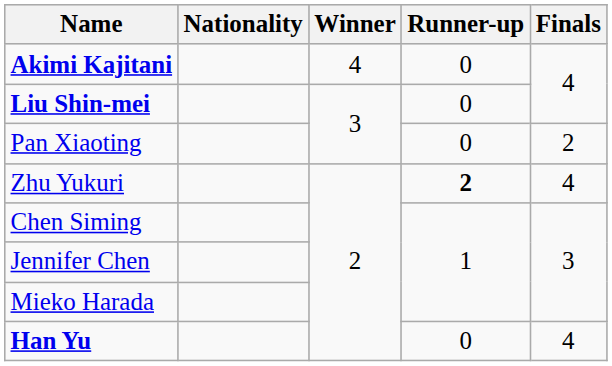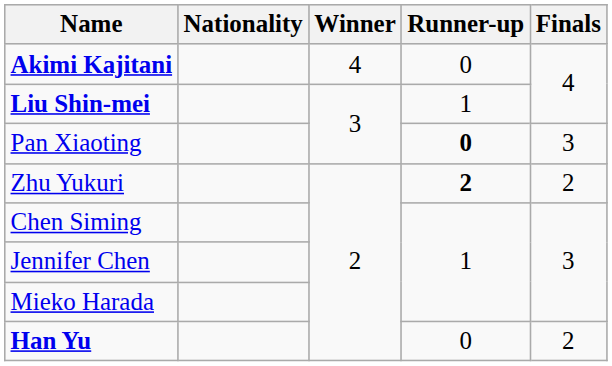(466, 103) 0 -> (466, 103) 1
(466, 143) normal -> (466, 143) bold
(568, 143) 2 -> (568, 143) 3
(568, 182) 4 -> (568, 182) 2
(568, 340) 4 -> (568, 340) 2
